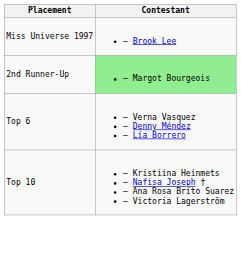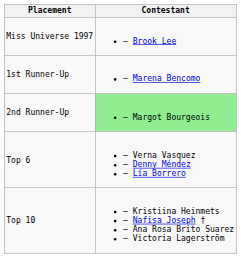+ row: (38, 75)
